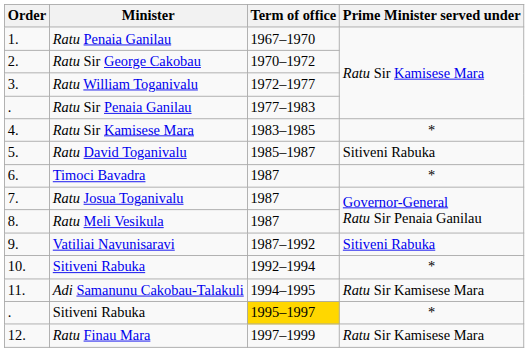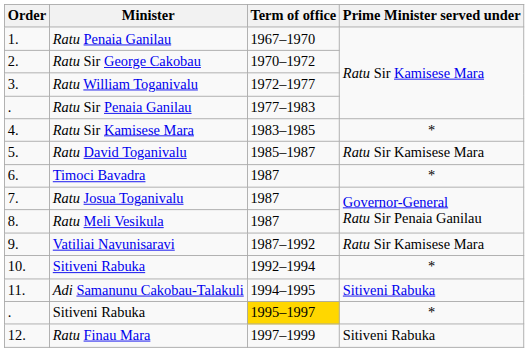(389, 152) Sitiveni Rabuka -> (413, 152) Ratu Sir Kamisese Mara
(389, 244) Sitiveni Rabuka -> (413, 244) Ratu Sir Kamisese Mara
(413, 289) Ratu Sir Kamisese Mara -> (389, 289) Sitiveni Rabuka
(413, 335) Ratu Sir Kamisese Mara -> (389, 335) Sitiveni Rabuka
